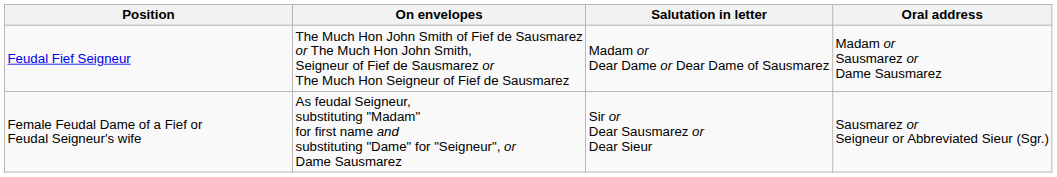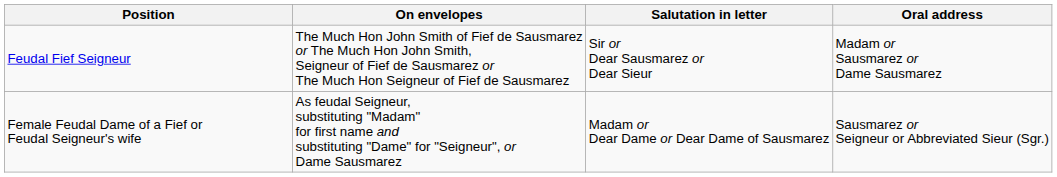(709, 58) Madam or Dear Dame or Dear Dame of Sausmarez -> (646, 58) Sir or Dear Sausmarez or Dear Sieur
(646, 131) Sir or Dear Sausmarez or Dear Sieur -> (709, 131) Madam or Dear Dame or Dear Dame of Sausmarez
